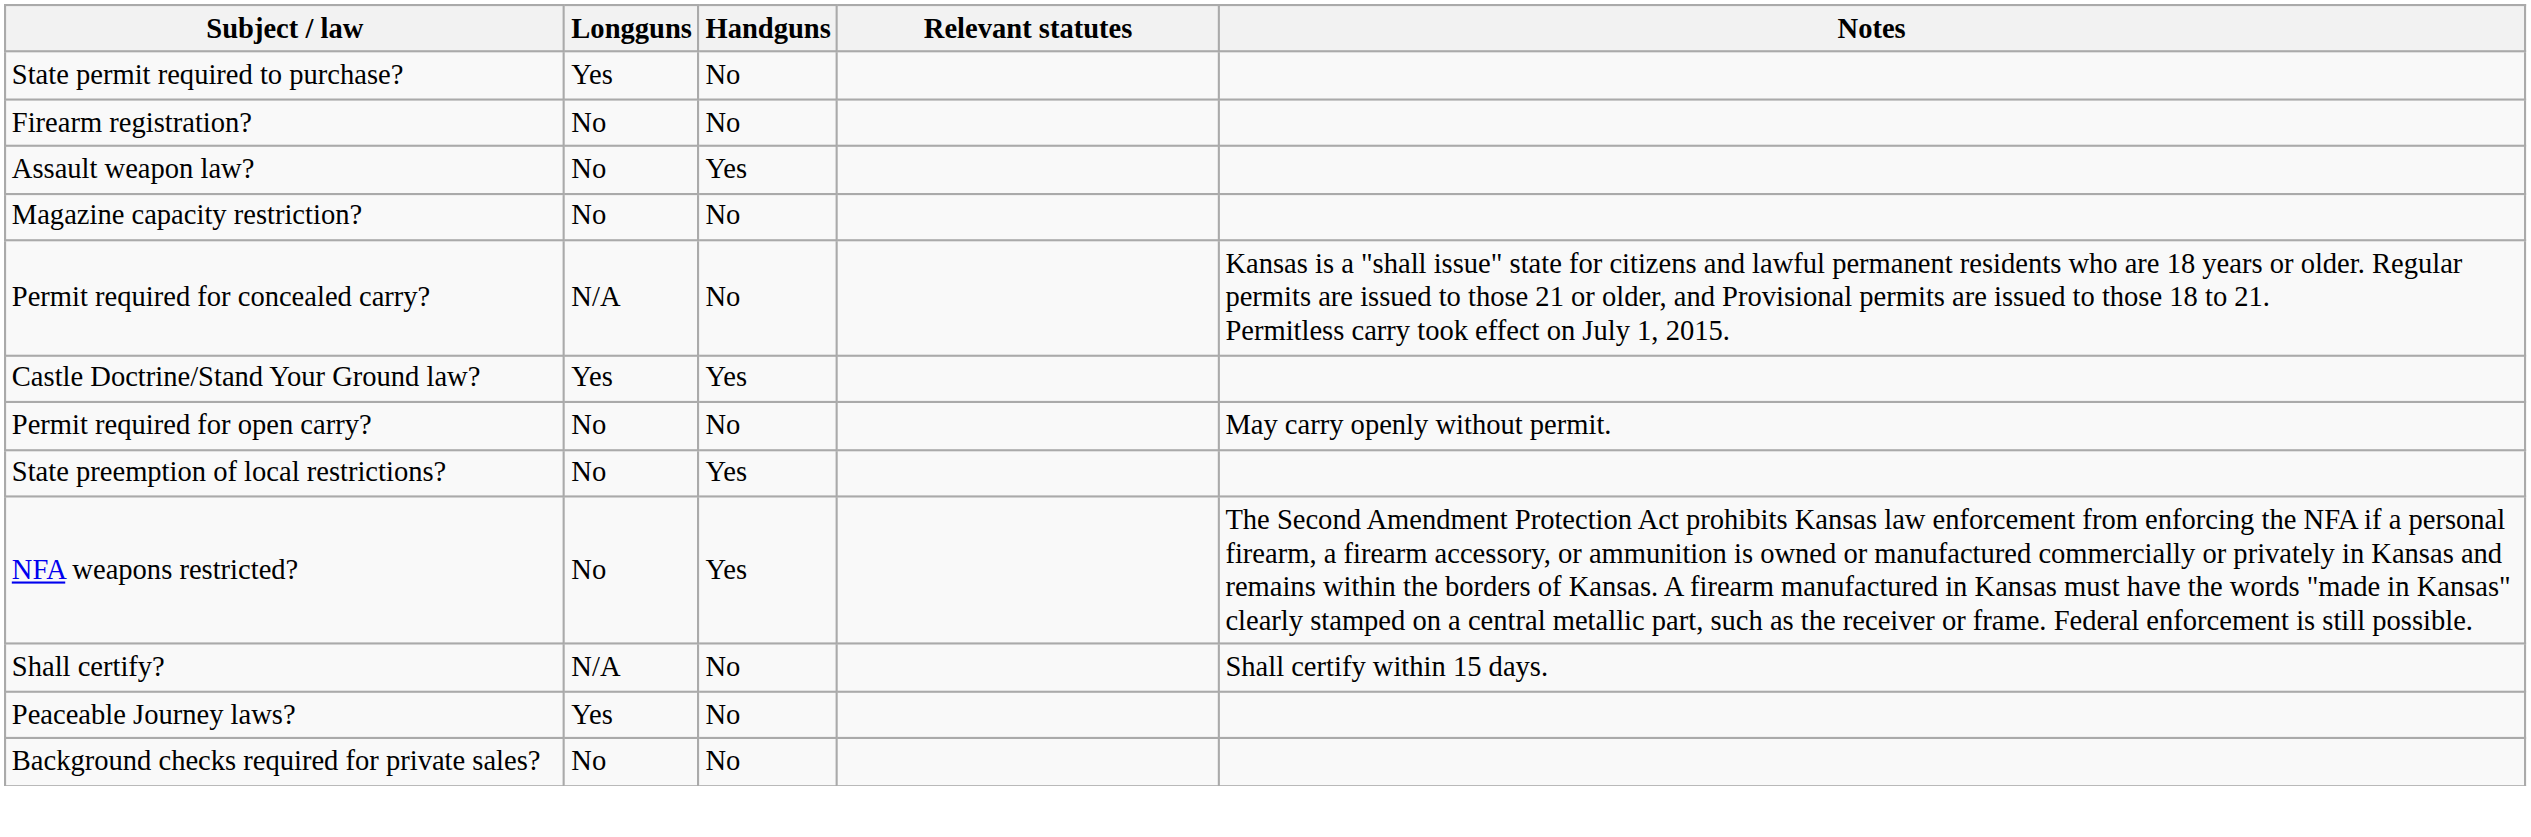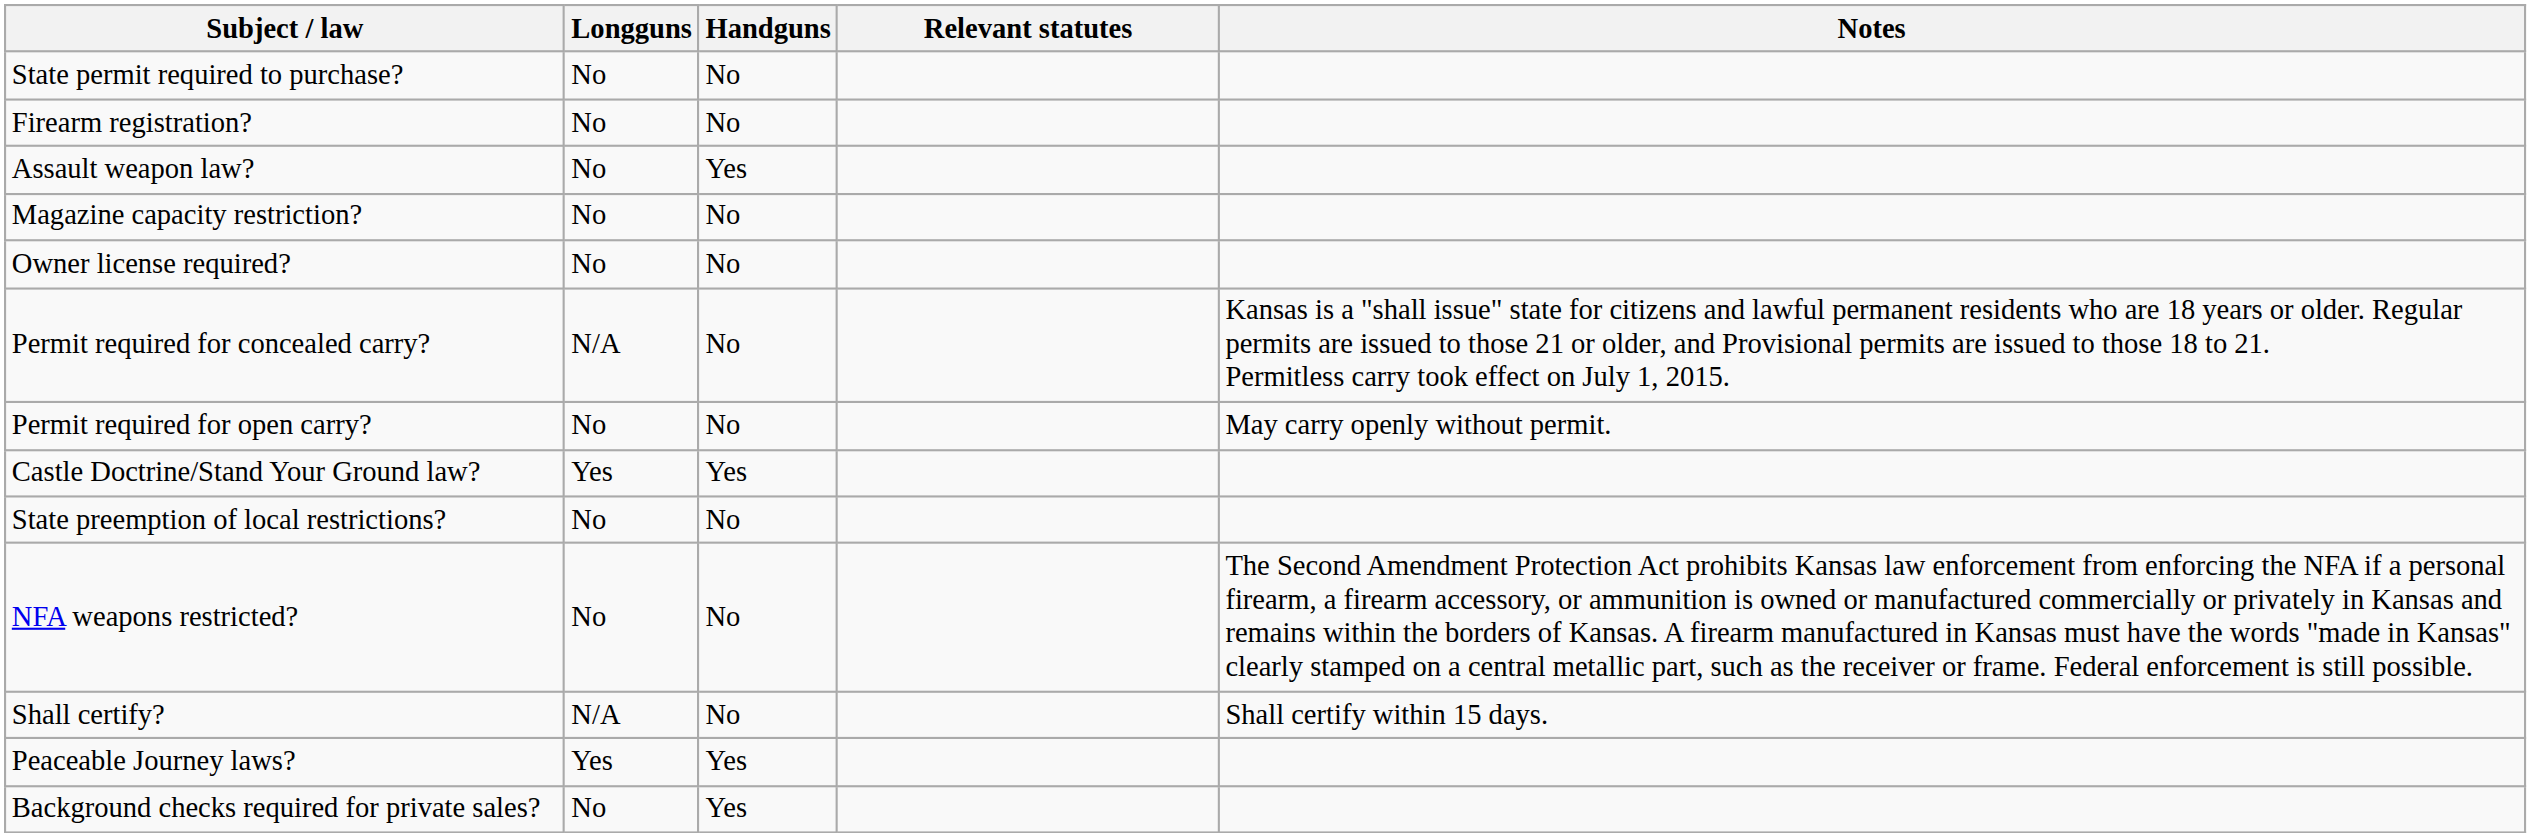(592, 74) Yes -> (589, 74) No
+ row: (151, 263)
rows swapped: (192, 424) <-> (246, 377)
(726, 471) Yes -> (723, 518) No
(726, 569) Yes -> (723, 616) No
(723, 713) No -> (726, 761) Yes
(723, 761) No -> (726, 808) Yes
